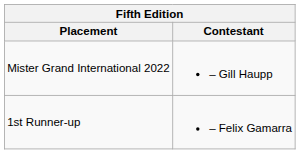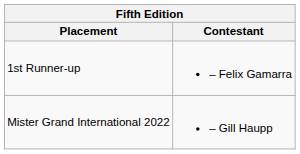rows swapped: (88, 68) <-> (44, 122)
